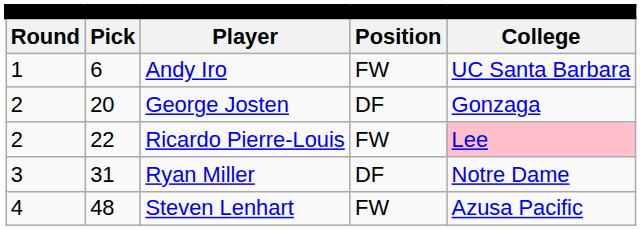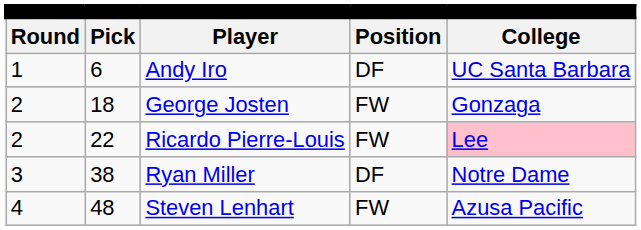(372, 70) FW -> (370, 70) DF
(102, 105) 20 -> (102, 105) 18
(370, 105) DF -> (372, 105) FW
(102, 174) 31 -> (102, 174) 38
